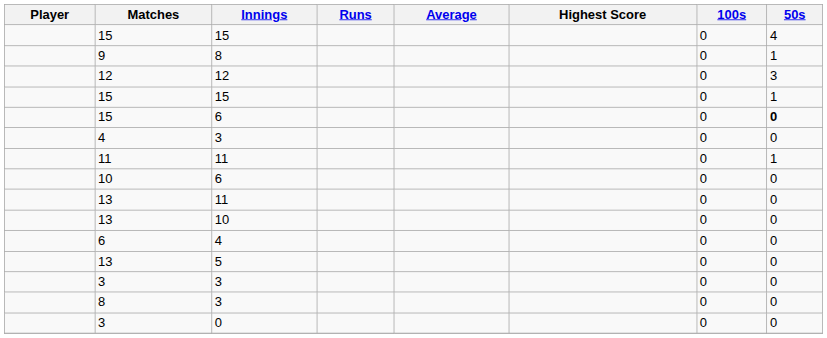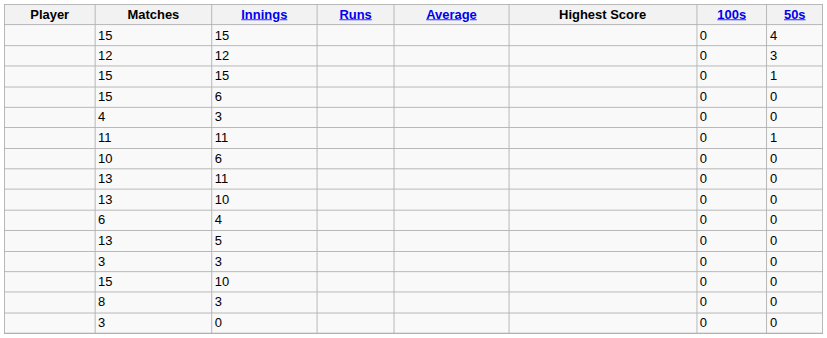- row: (102, 55)
(773, 117) bold -> (773, 96) normal
+ row: (105, 281)
